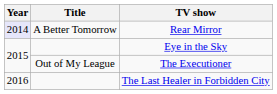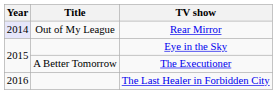(75, 30) A Better Tomorrow -> (75, 30) Out of My League
(75, 64) Out of My League -> (75, 64) A Better Tomorrow
